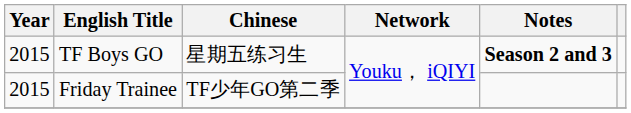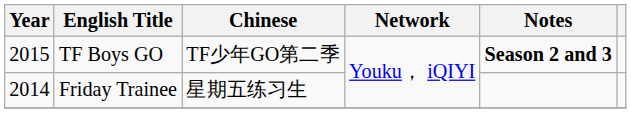(247, 53) 星期五练习生 -> (263, 53) TF少年GO第二季
(29, 90) 2015 -> (29, 90) 2014
(263, 89) TF少年GO第二季 -> (247, 89) 星期五练习生
